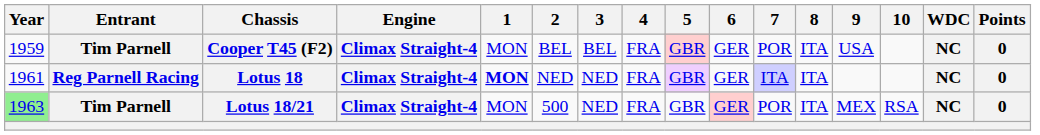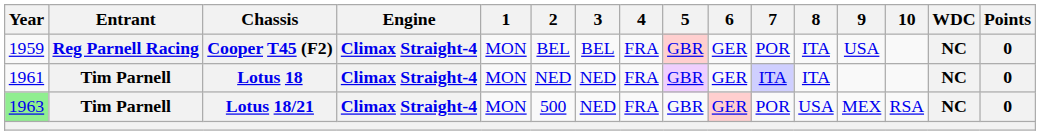(126, 48) Tim Parnell -> (126, 48) Reg Parnell Racing
(126, 77) Reg Parnell Racing -> (126, 77) Tim Parnell
(507, 77) bold -> (506, 77) normal
(814, 107) ITA -> (816, 107) USA
